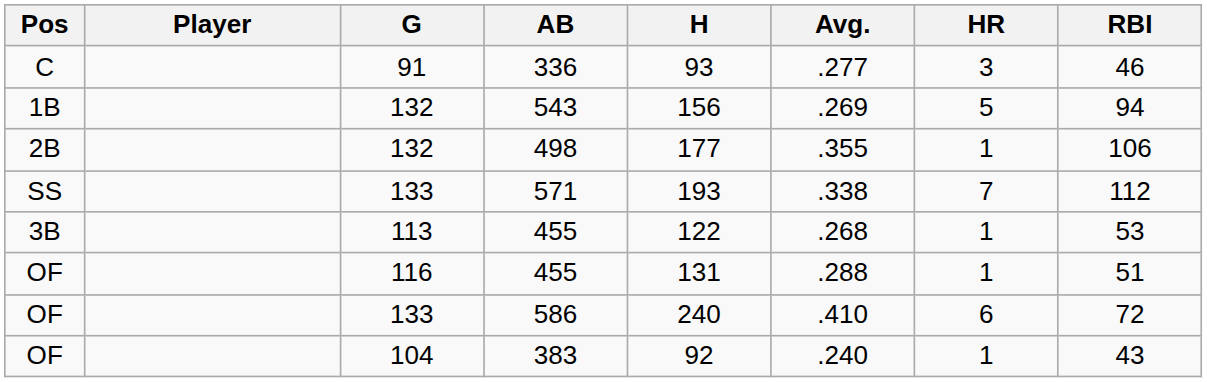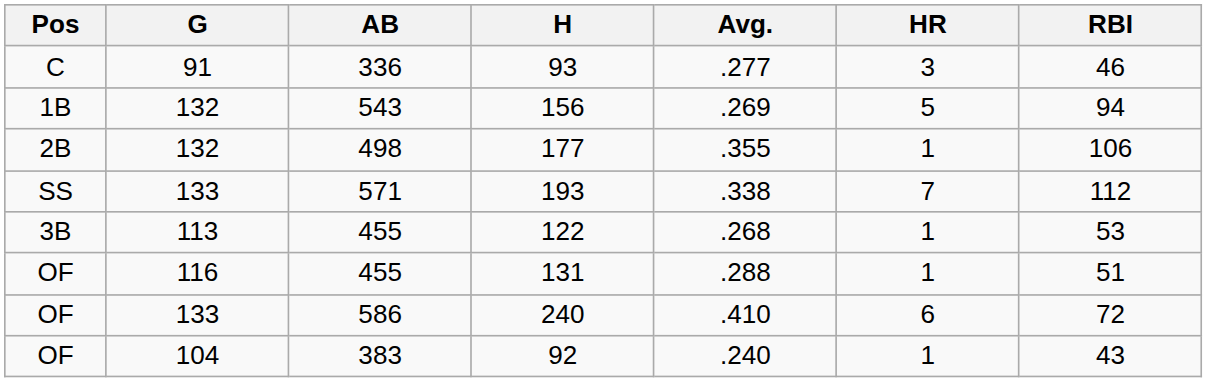- column: (212, 25)
